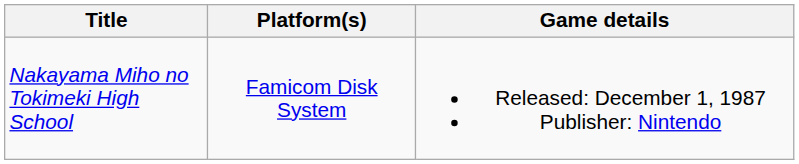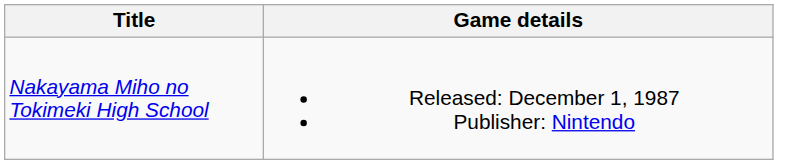- column: (312, 20)
